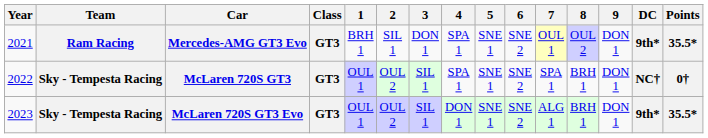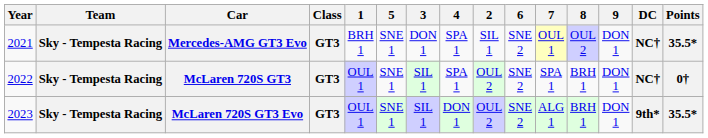columns swapped: (393, 14) <-> (490, 14)
(100, 42) Ram Racing -> (100, 42) Sky - Tempesta Racing
(648, 42) 9th* -> (648, 42) NC†
